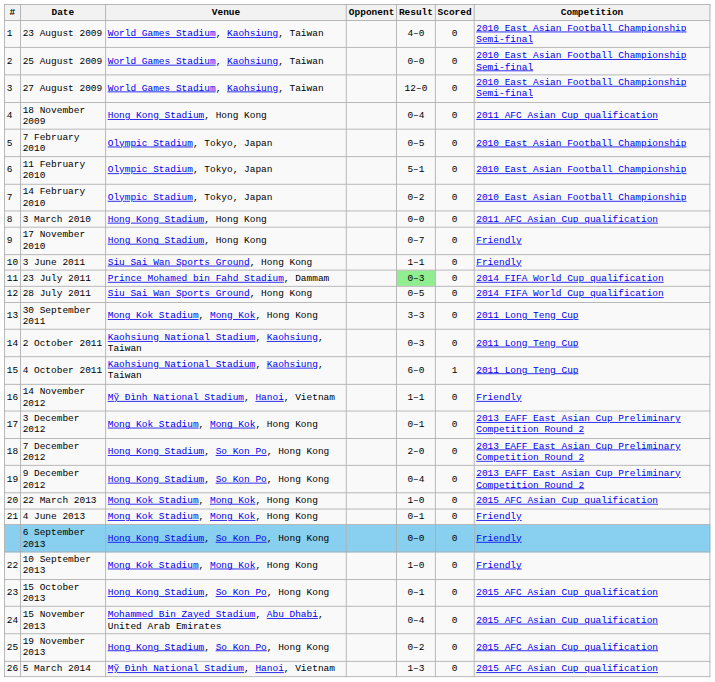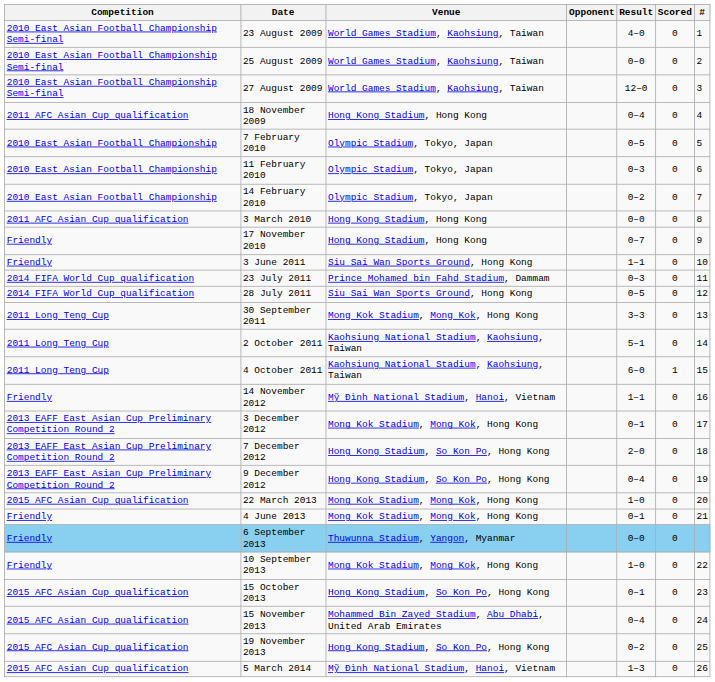columns swapped: (12, 12) <-> (592, 12)
(416, 170) 5–1 -> (636, 170) 0–3
(416, 278) lightgreen background -> (636, 278) no background
(416, 343) 0–3 -> (636, 343) 5–1
(218, 538) Hong Kong Stadium, So Kon Po, Hong Kong -> (422, 538) Thuwunna Stadium, Yangon, Myanmar
